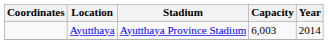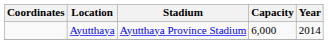(264, 30) 6,003 -> (264, 30) 6,000
